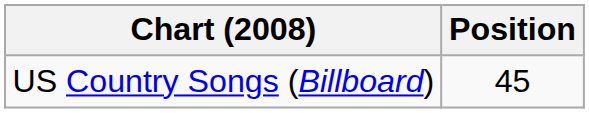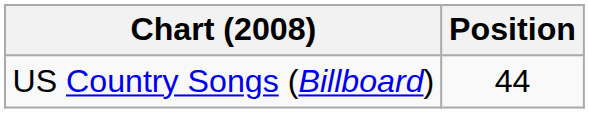(513, 81) 45 -> (513, 81) 44
